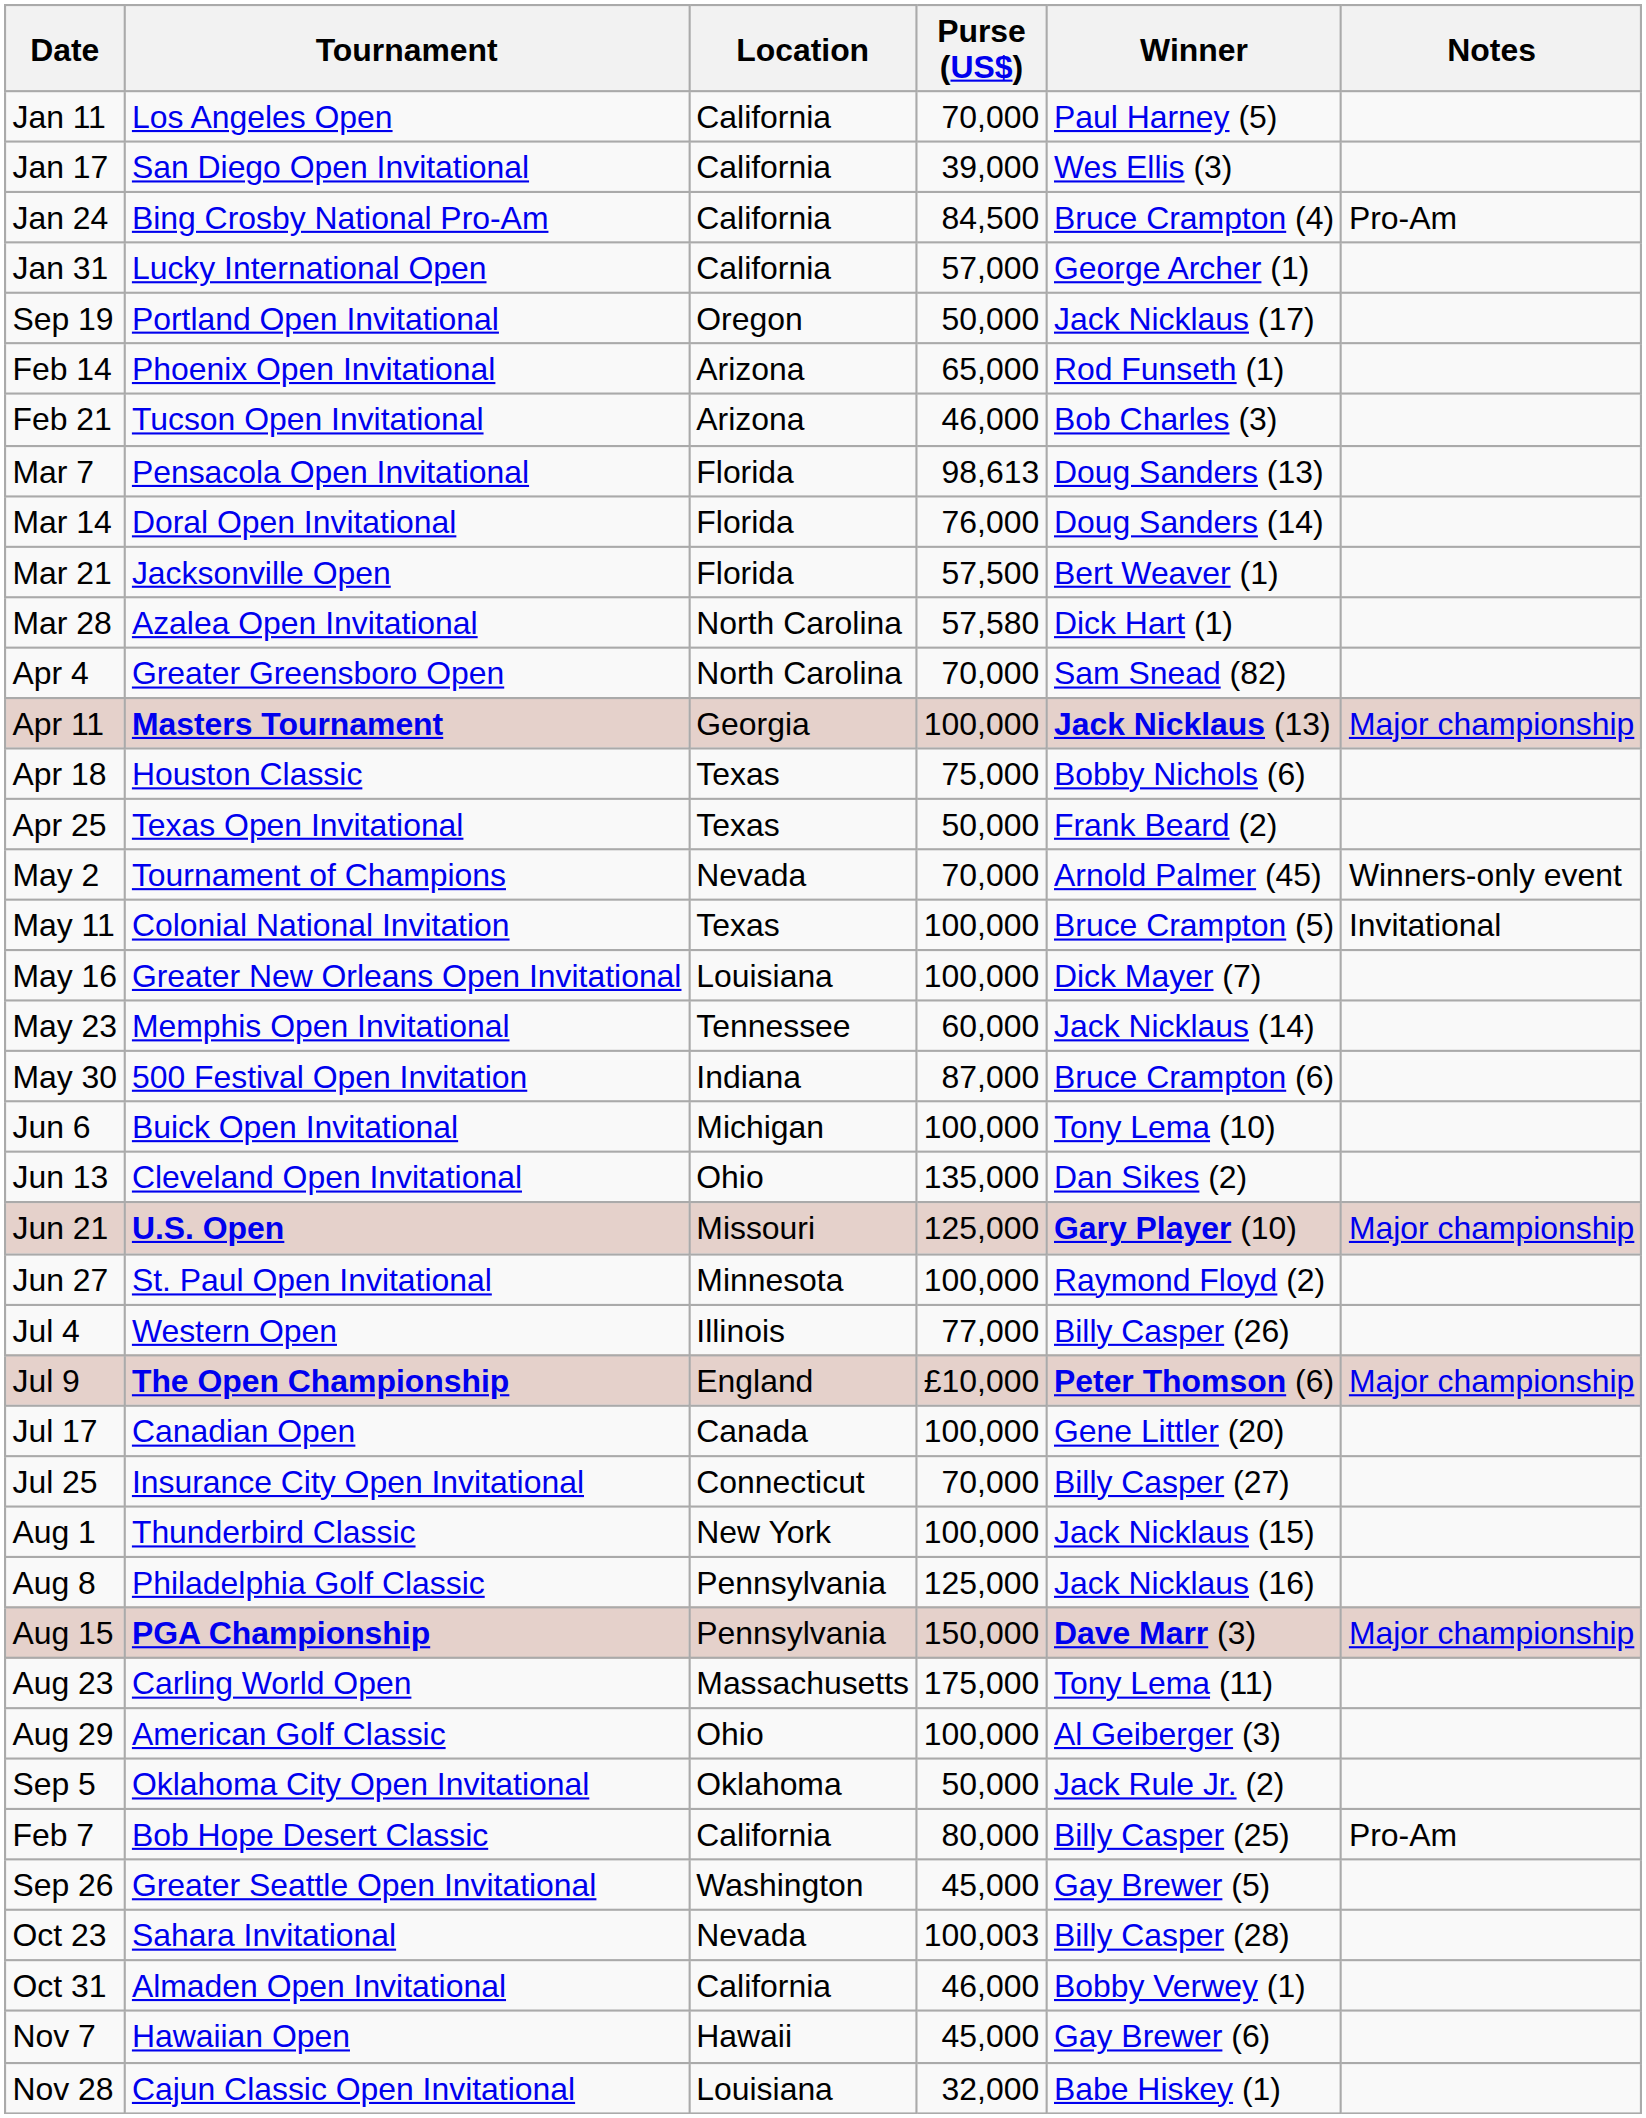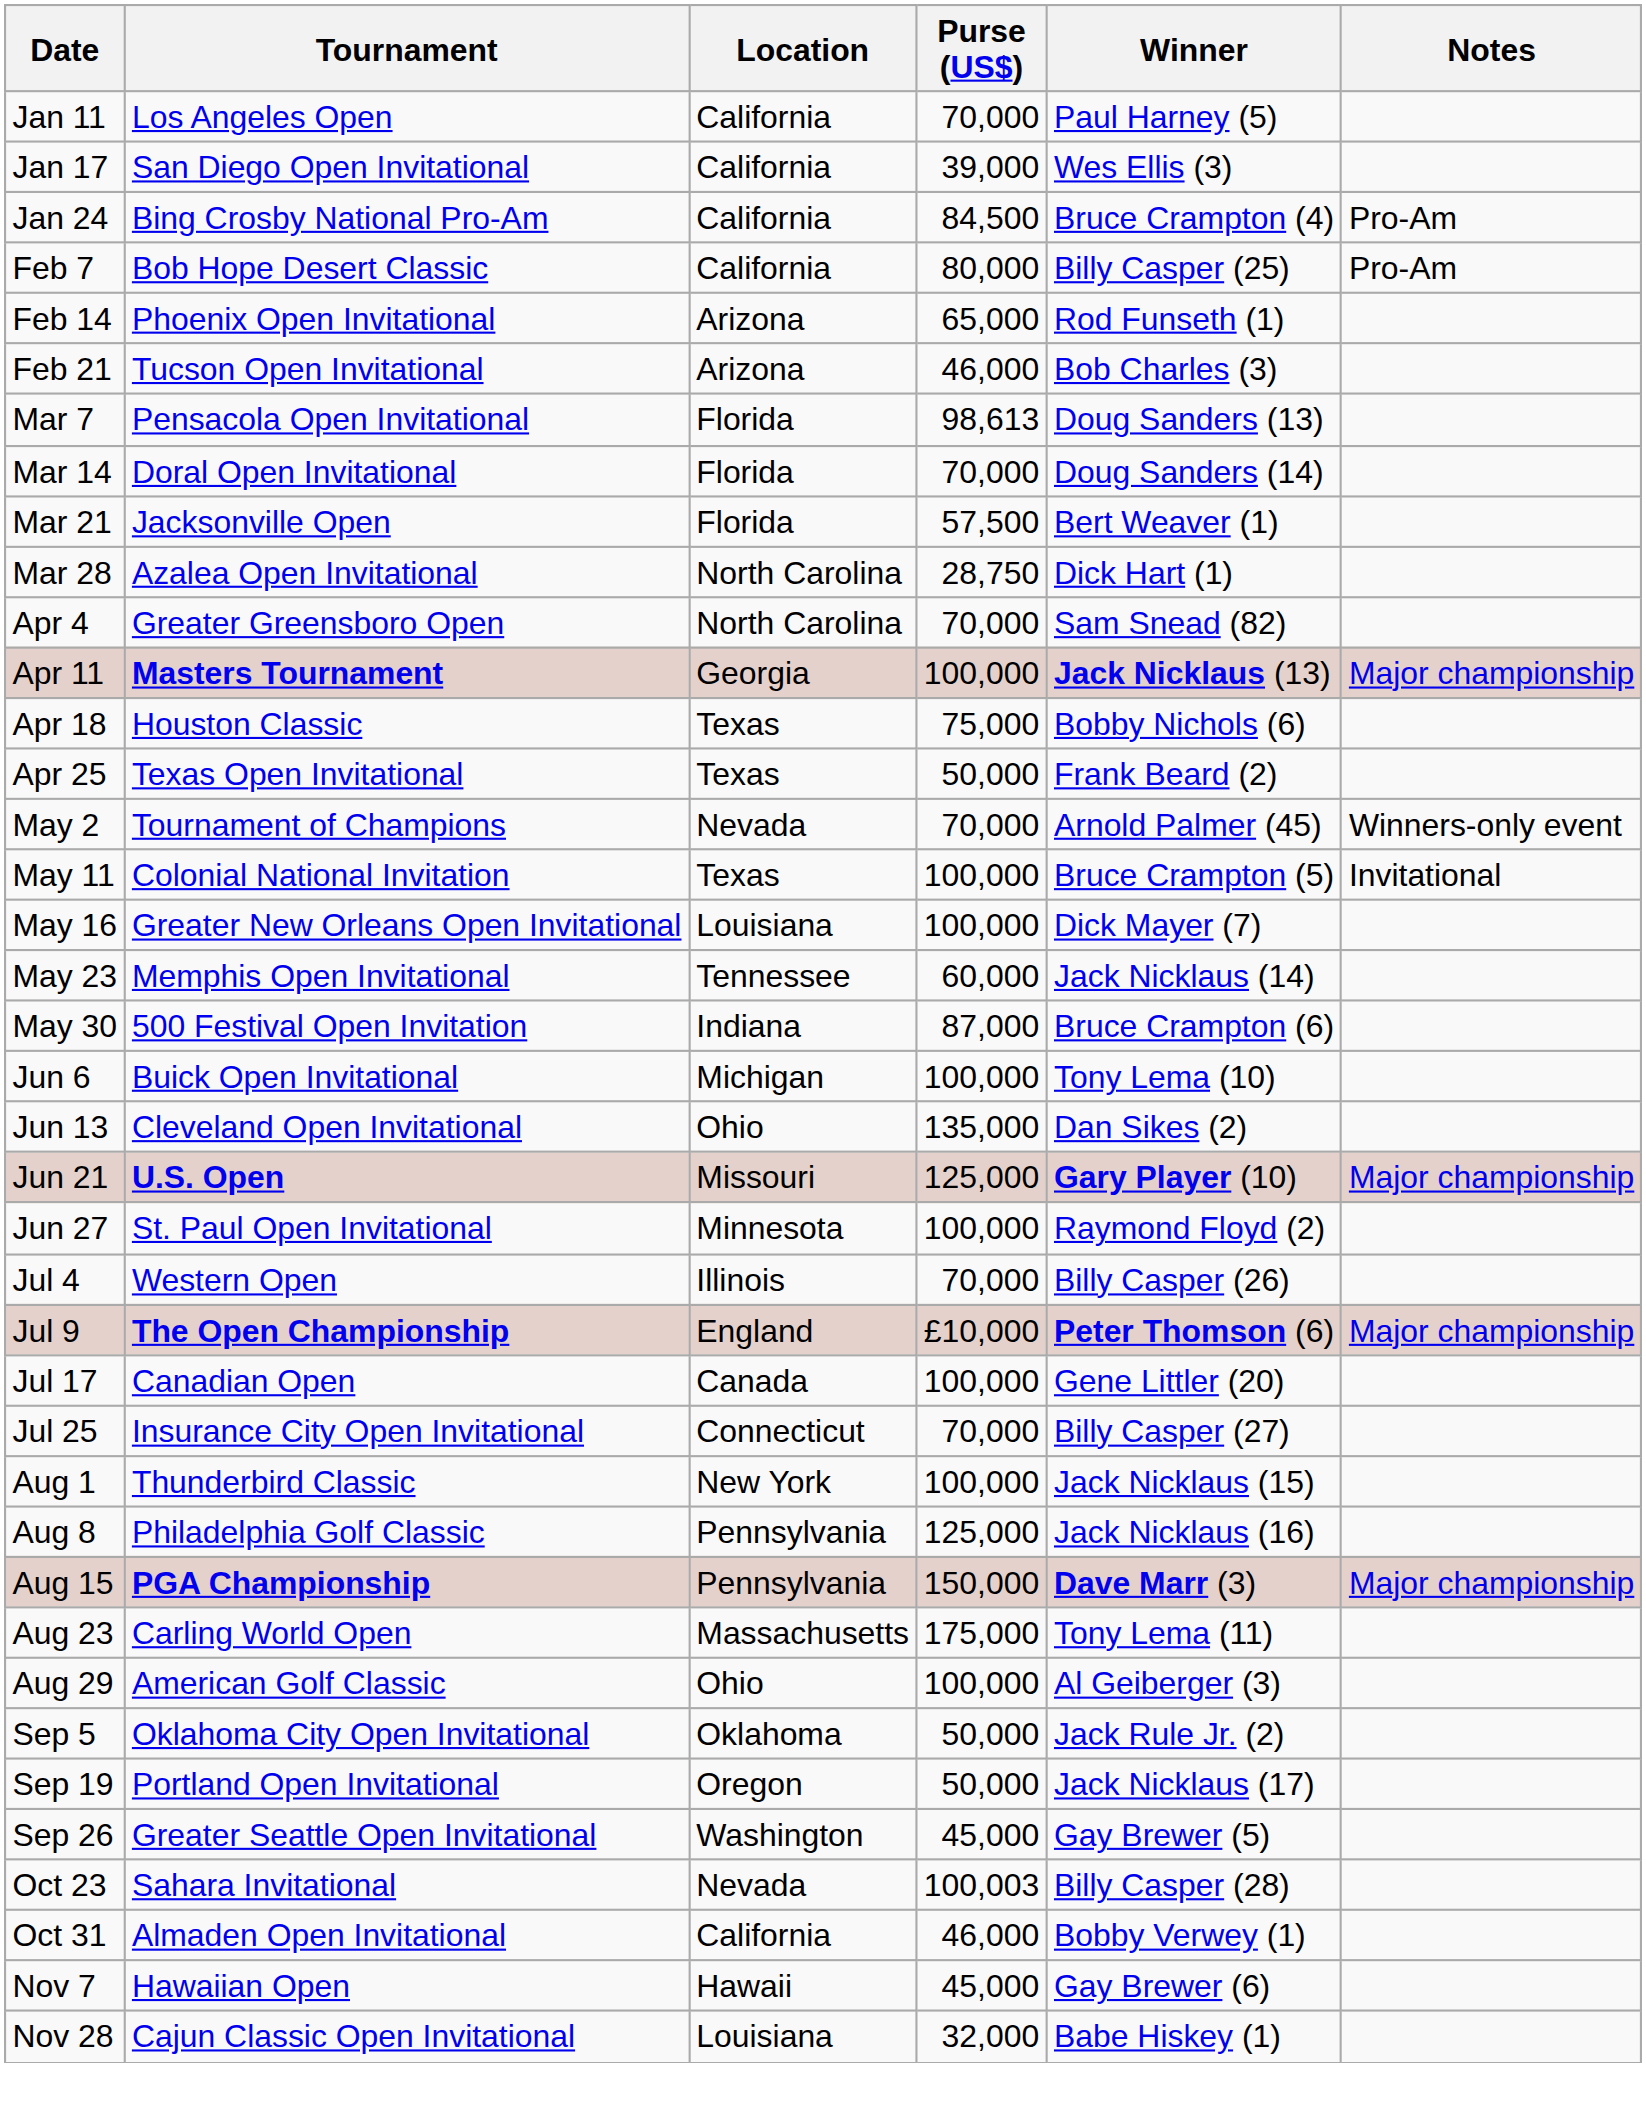- row: (60, 268)
rows swapped: (53, 1835) <-> (63, 319)
(990, 521) 76,000 -> (990, 470) 70,000
(990, 622) 57,580 -> (990, 572) 28,750
(990, 1329) 77,000 -> (990, 1279) 70,000
